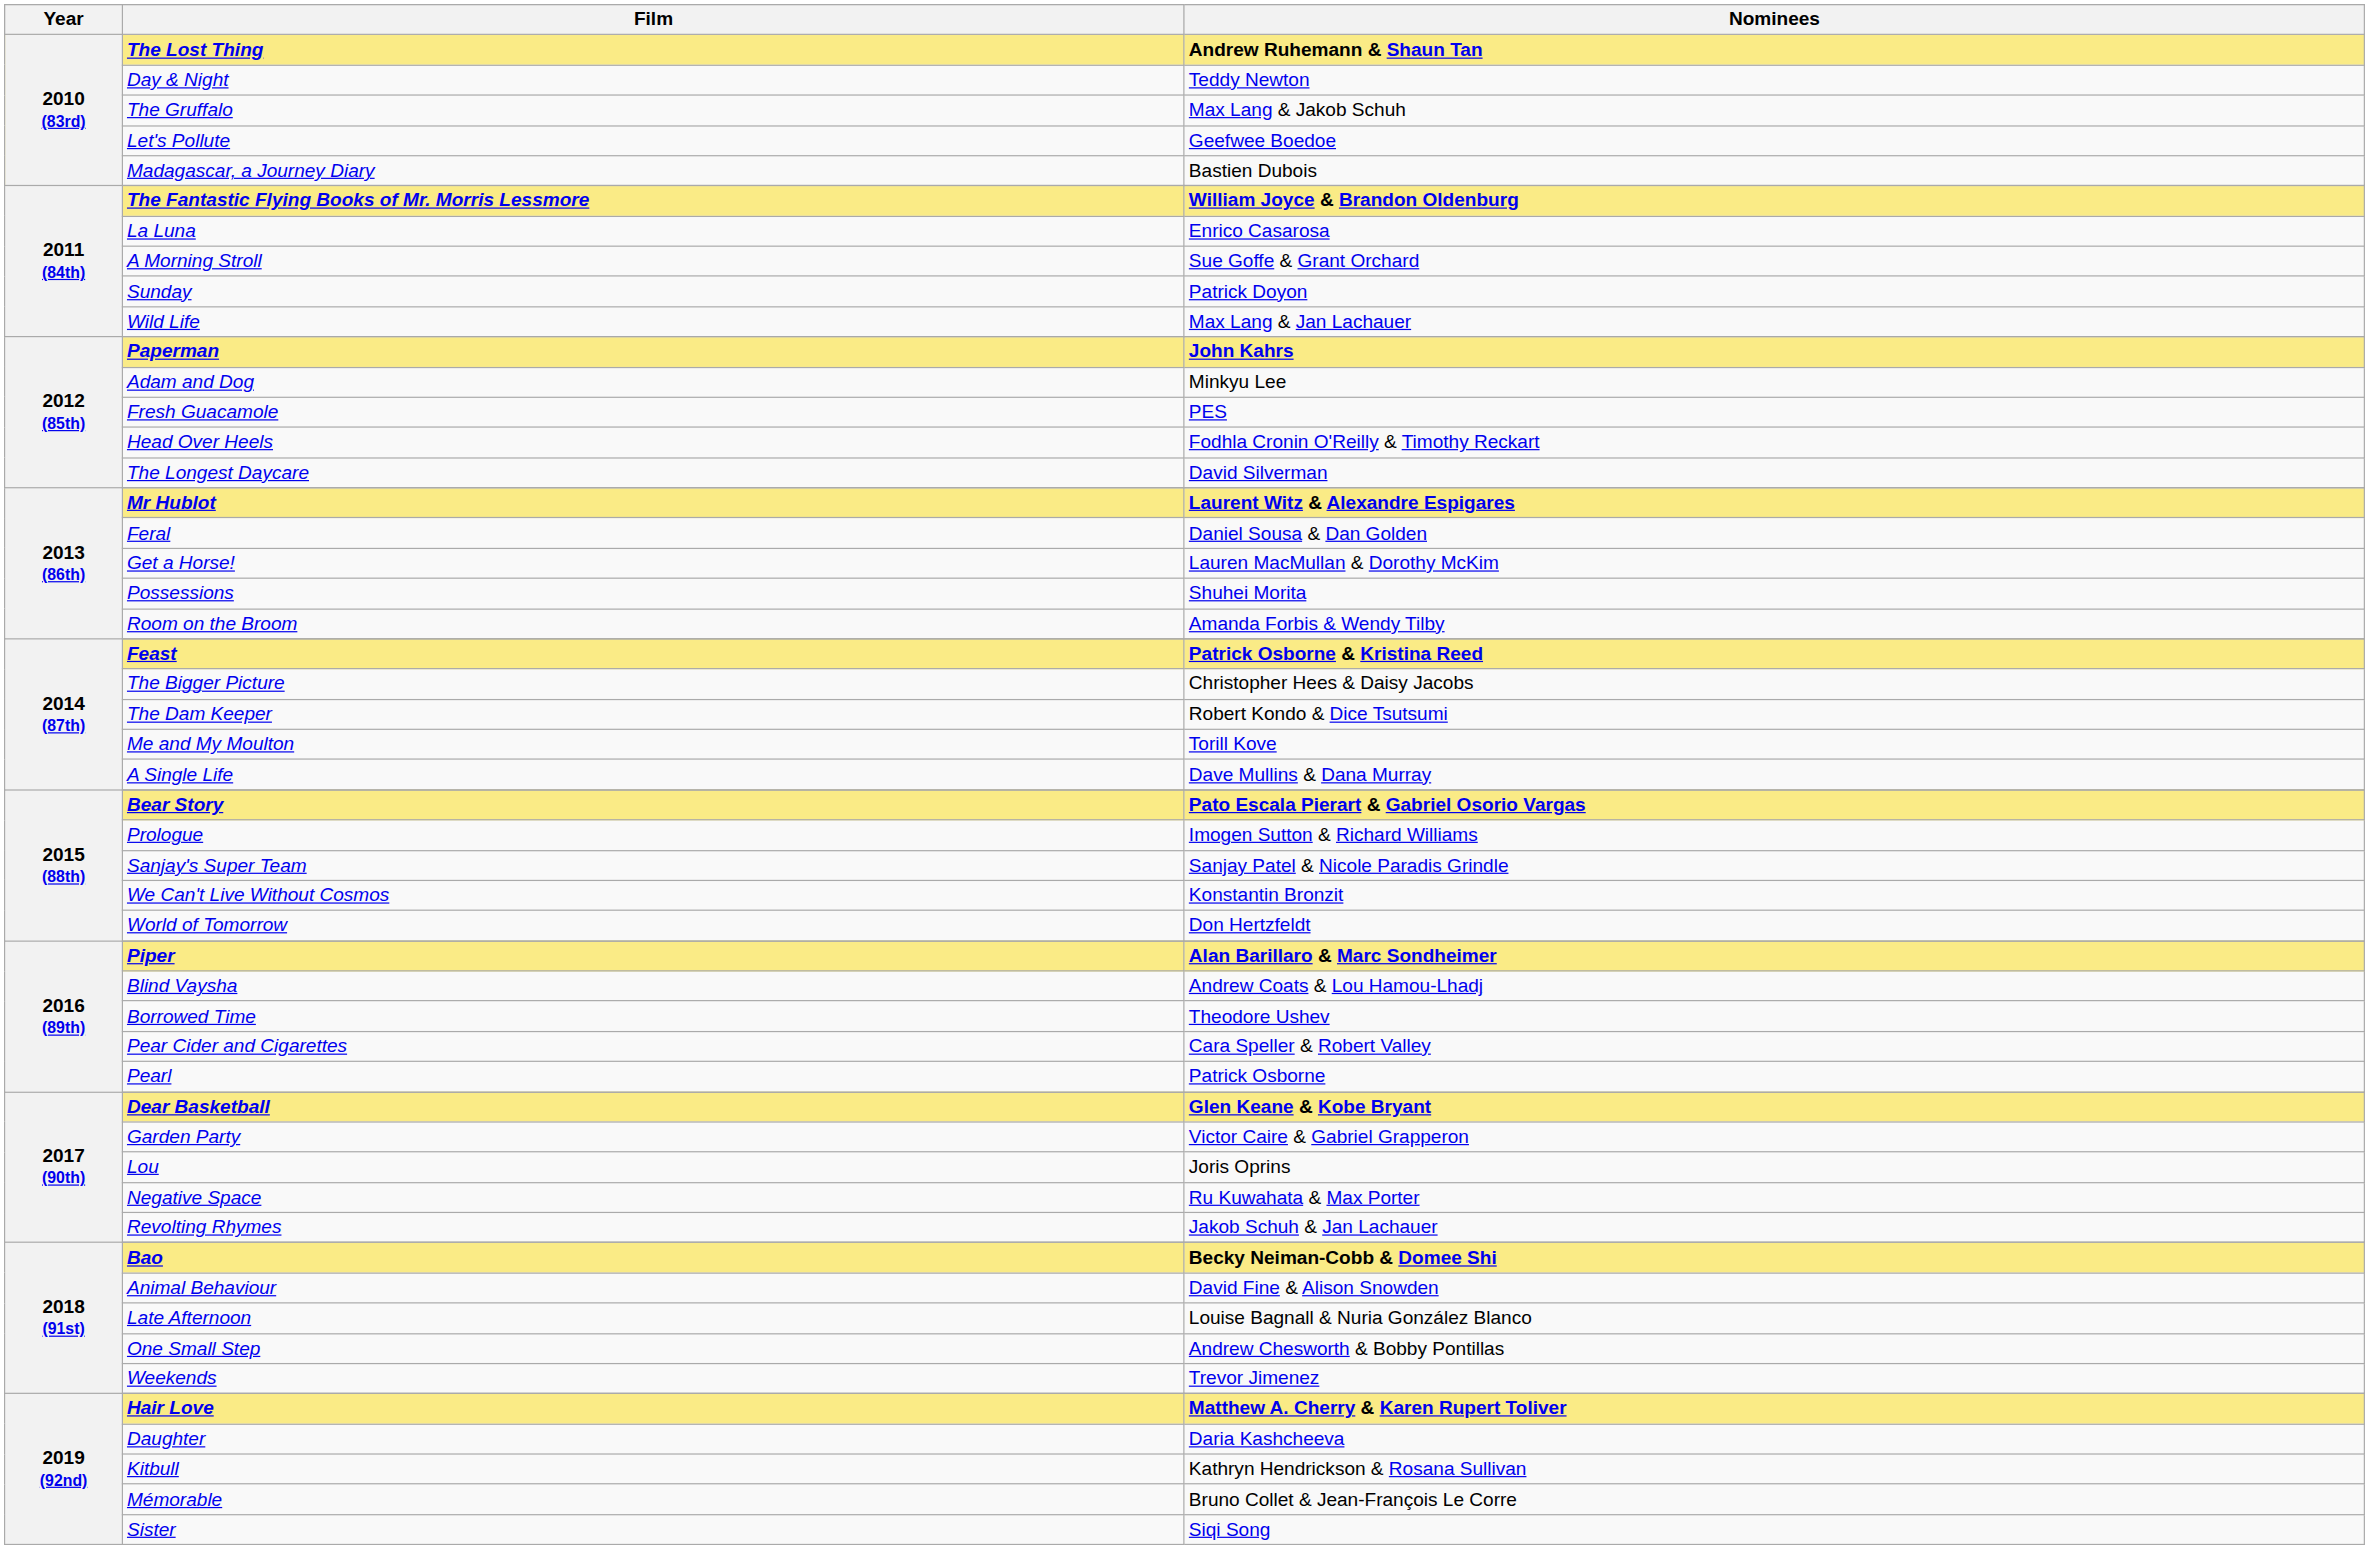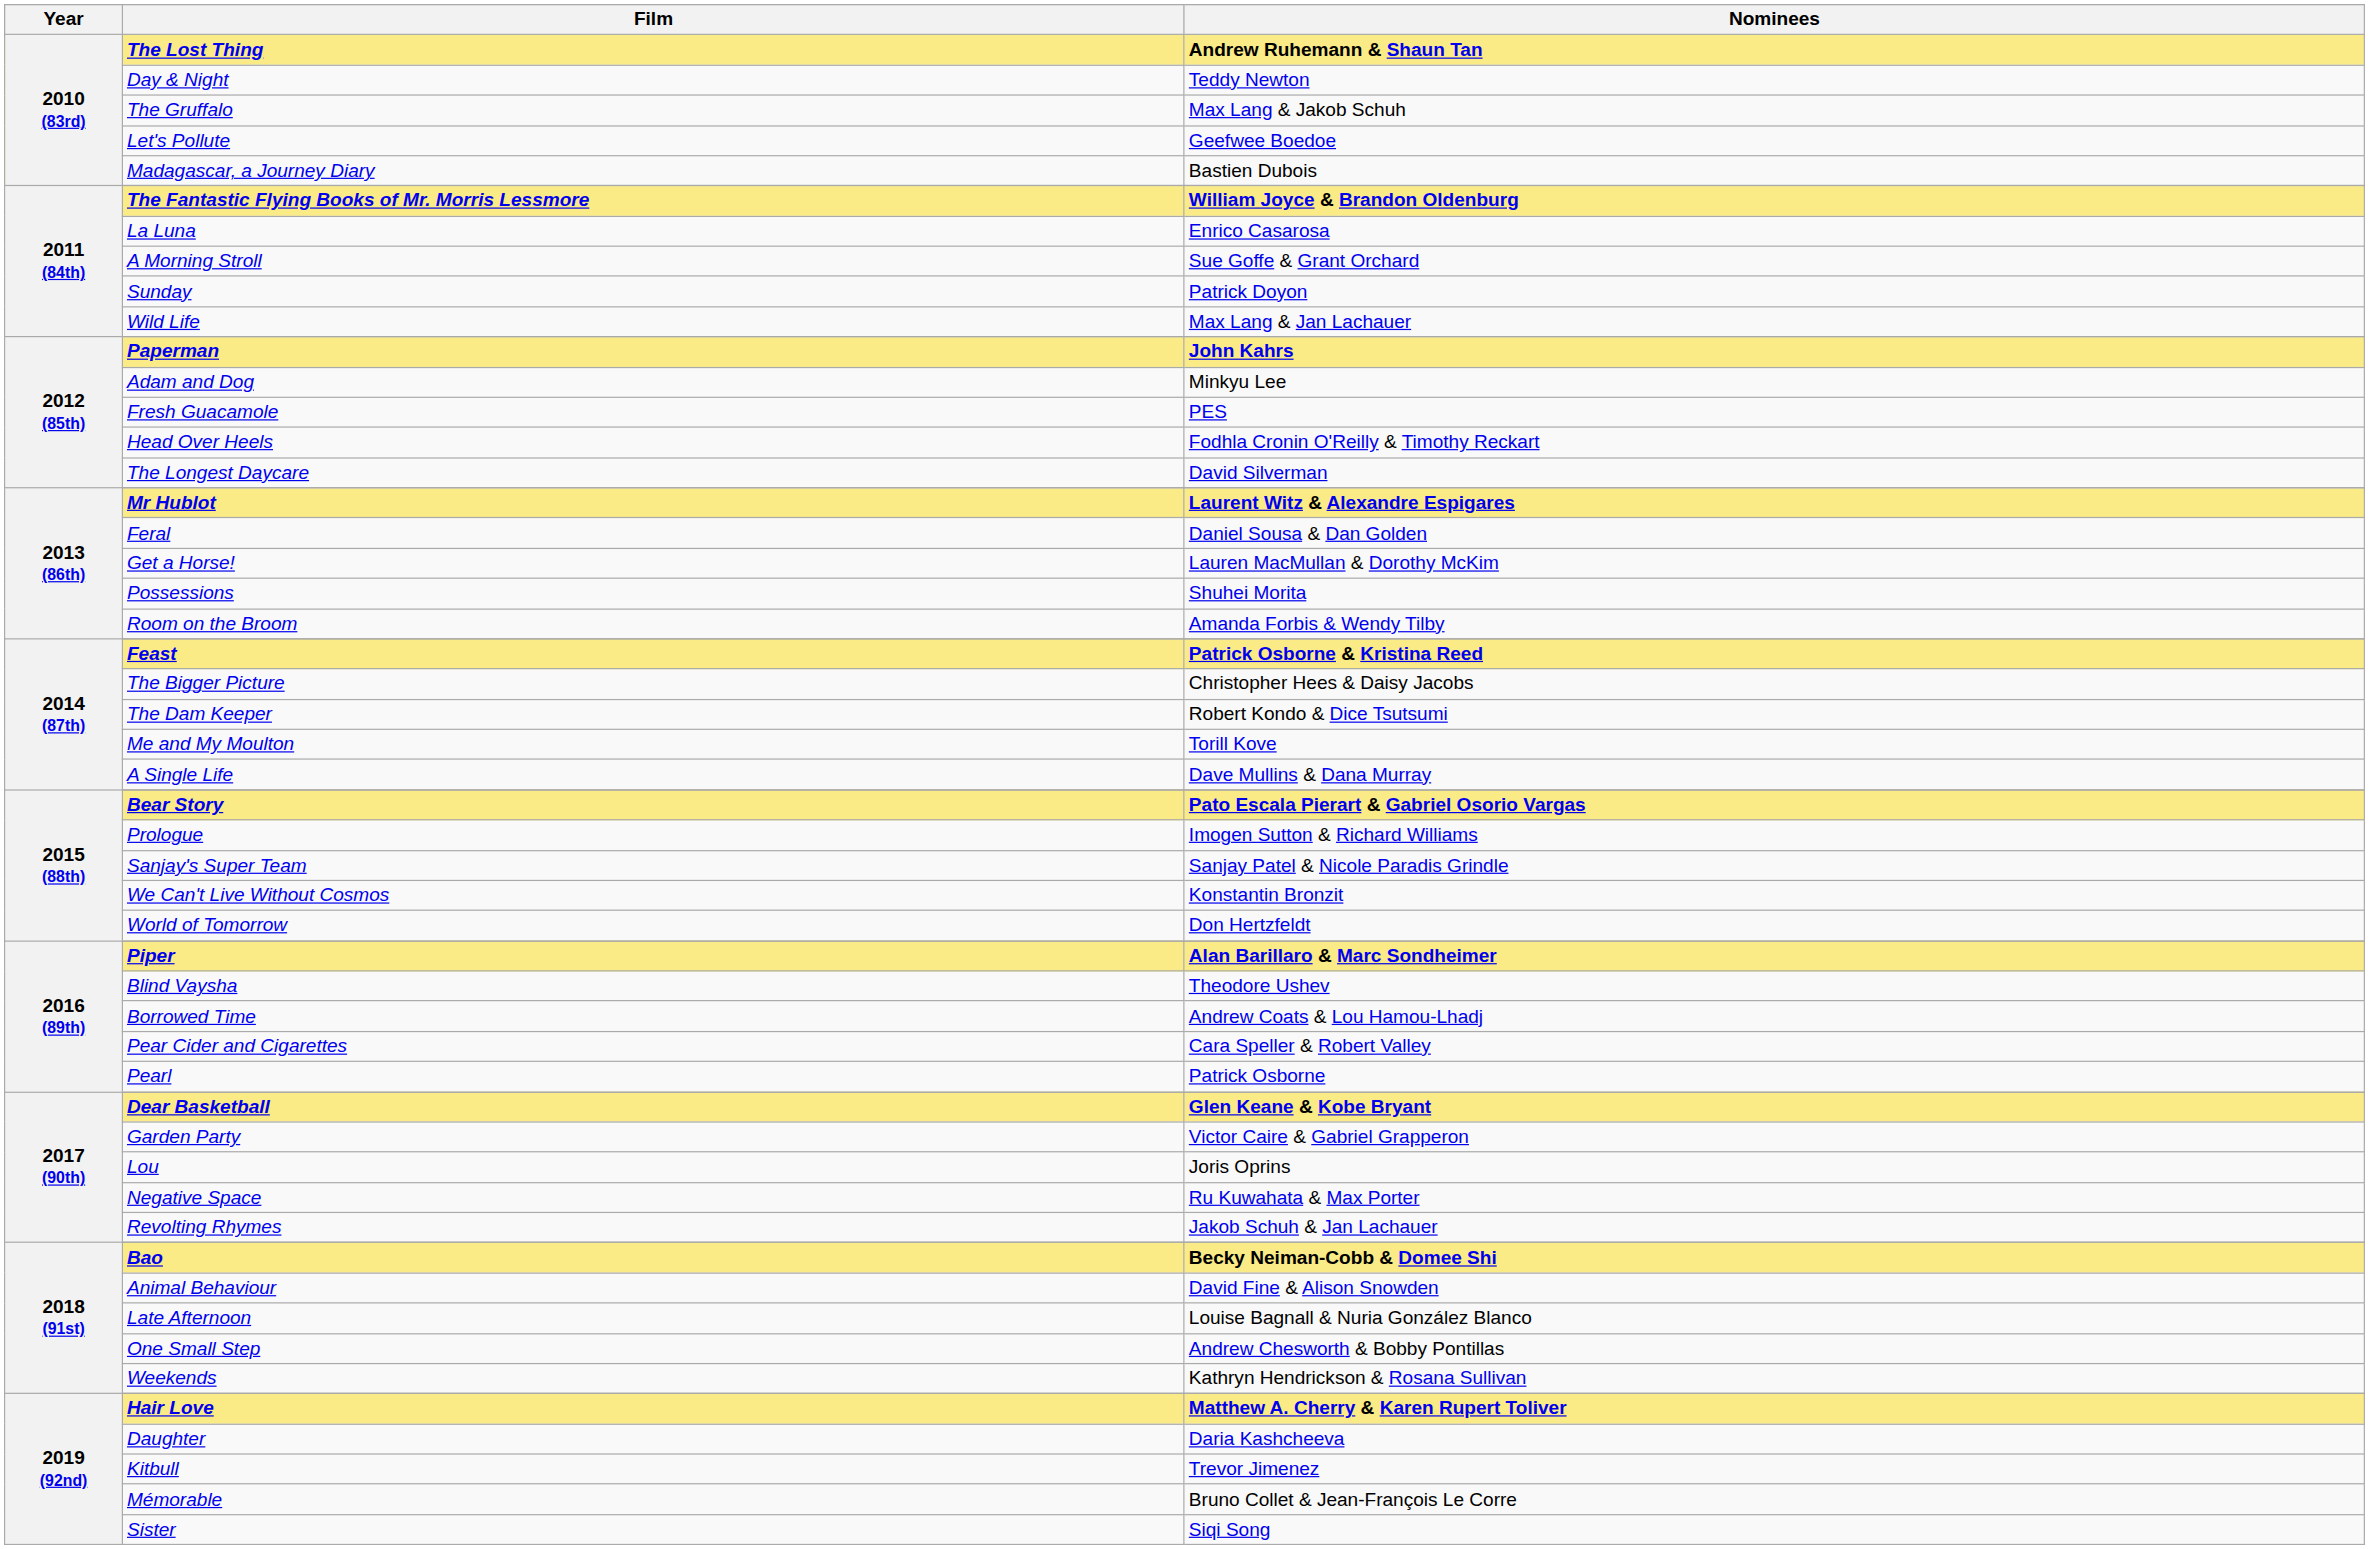(1336, 985) Andrew Coats & Lou Hamou-Lhadj -> (1259, 985) Theodore Ushev
(1259, 1016) Theodore Ushev -> (1336, 1016) Andrew Coats & Lou Hamou-Lhadj
(1254, 1378) Trevor Jimenez -> (1358, 1378) Kathryn Hendrickson & Rosana Sullivan
(1358, 1469) Kathryn Hendrickson & Rosana Sullivan -> (1254, 1469) Trevor Jimenez
